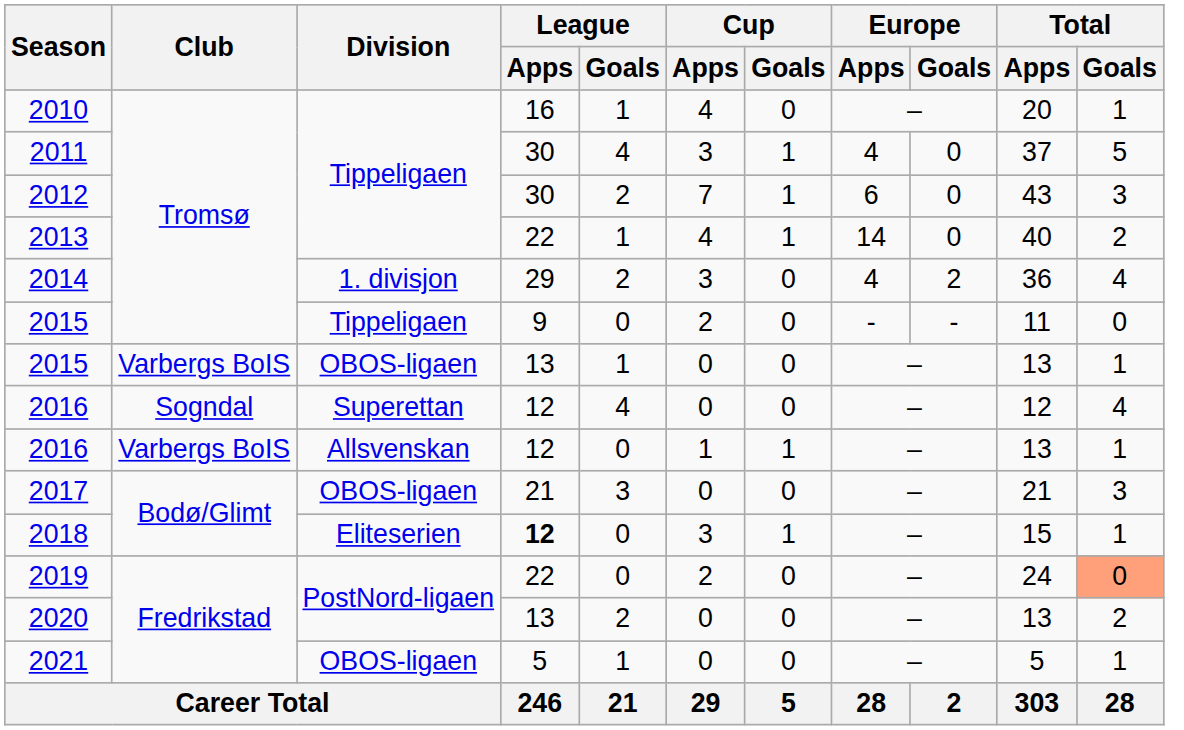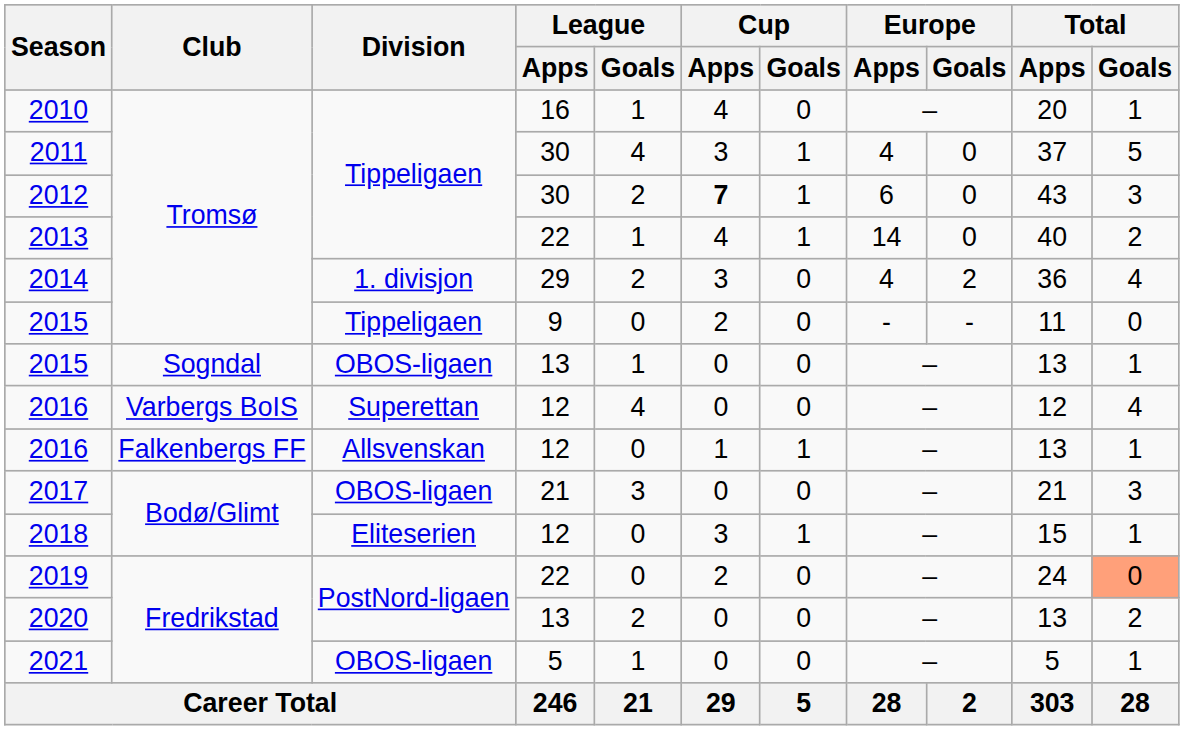(706, 195) normal -> (721, 195) bold
(204, 364) Varbergs BoIS -> (212, 364) Sogndal
(204, 407) Sogndal -> (212, 407) Varbergs BoIS
(204, 449) Varbergs BoIS -> (212, 449) Falkenbergs FF
(540, 534) bold -> (555, 534) normal
